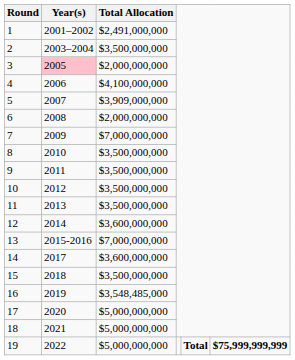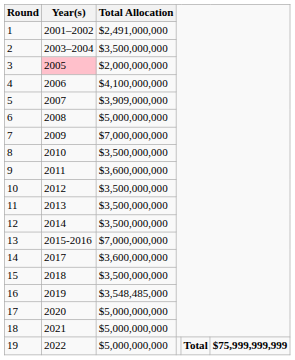(133, 118) $2,000,000,000 -> (133, 118) $5,000,000,000
(133, 170) $3,500,000,000 -> (133, 170) $3,600,000,000
(133, 223) $3,600,000,000 -> (133, 223) $3,500,000,000
